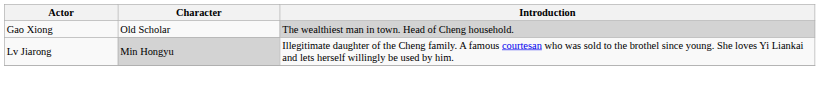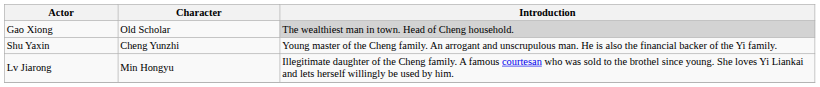+ row: (28, 45)
(147, 51) lightgrey background -> (147, 68) no background
